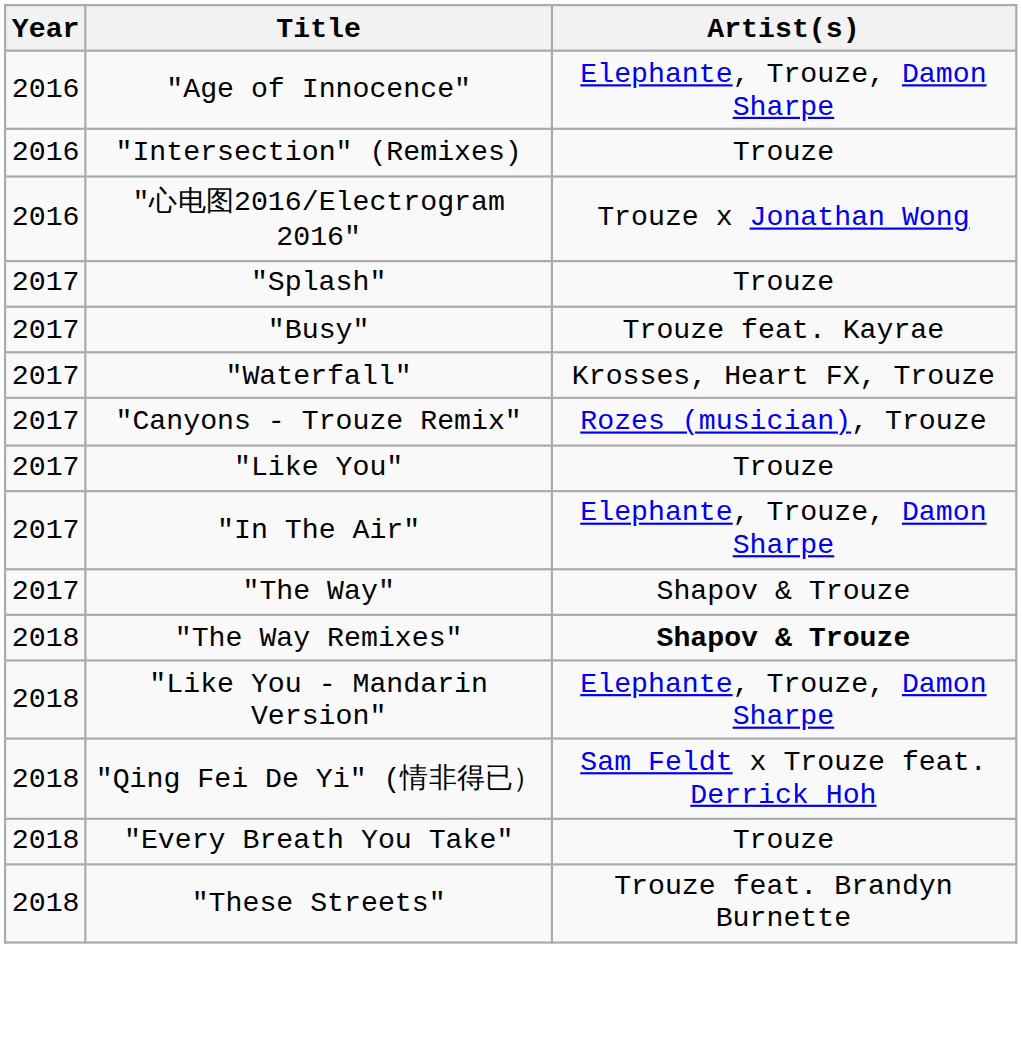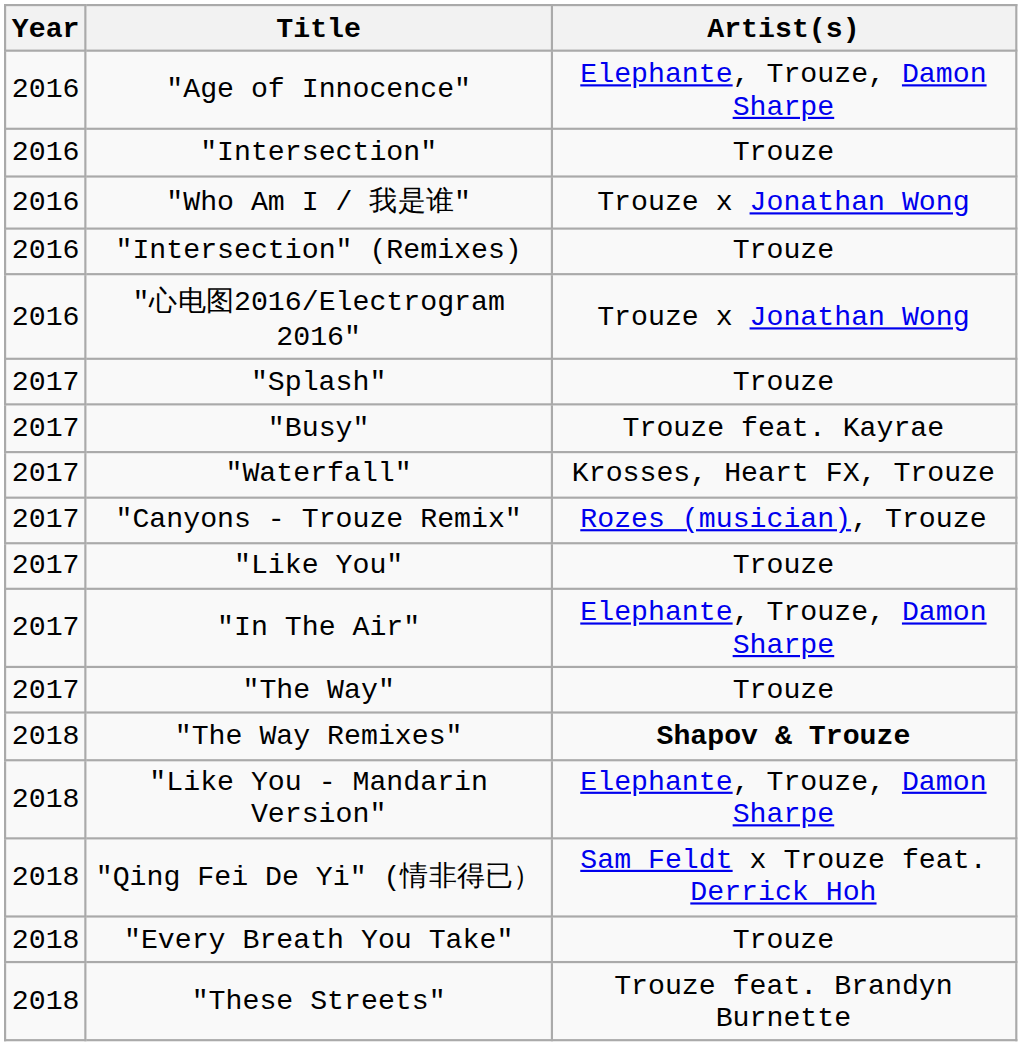+ row: (319, 153)
+ row: (319, 203)
(783, 592) Shapov & Trouze -> (783, 690) Trouze
